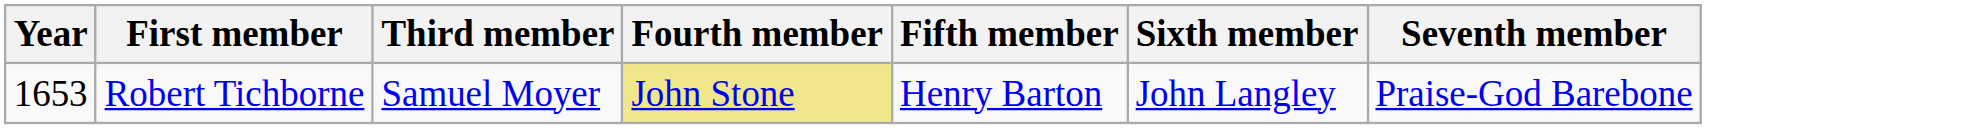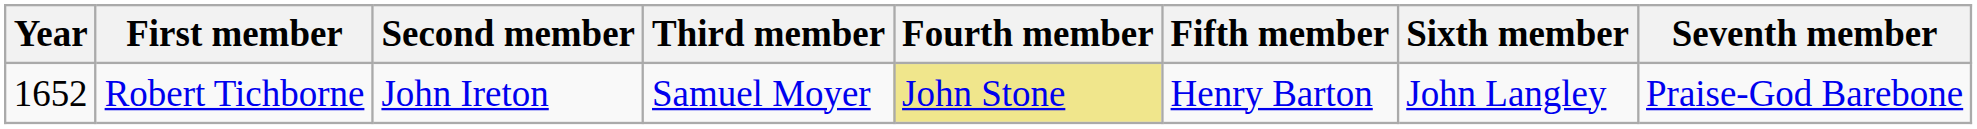+ column: (508, 33)
(51, 92) 1653 -> (51, 92) 1652
